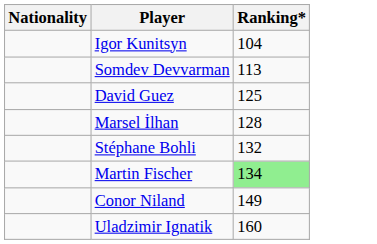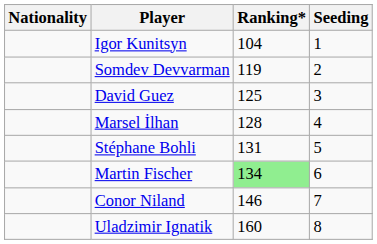+ column: (341, 17)
(249, 69) 113 -> (249, 69) 119
(250, 148) 132 -> (250, 148) 131
(250, 200) 149 -> (250, 200) 146
